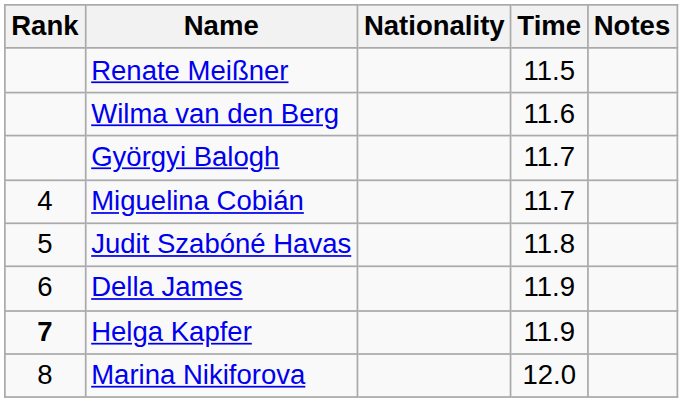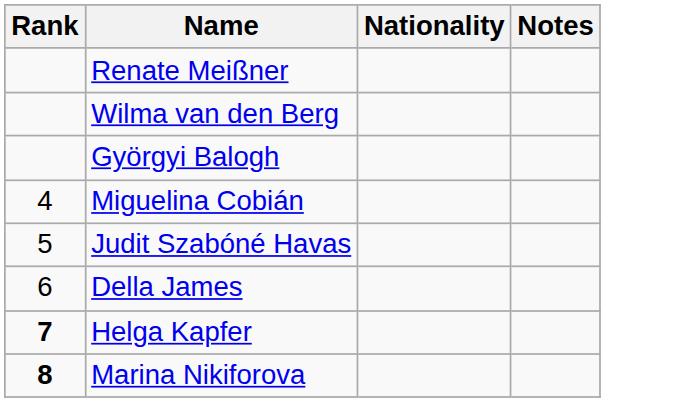- column: (549, 26)
(45, 375) normal -> (45, 375) bold
